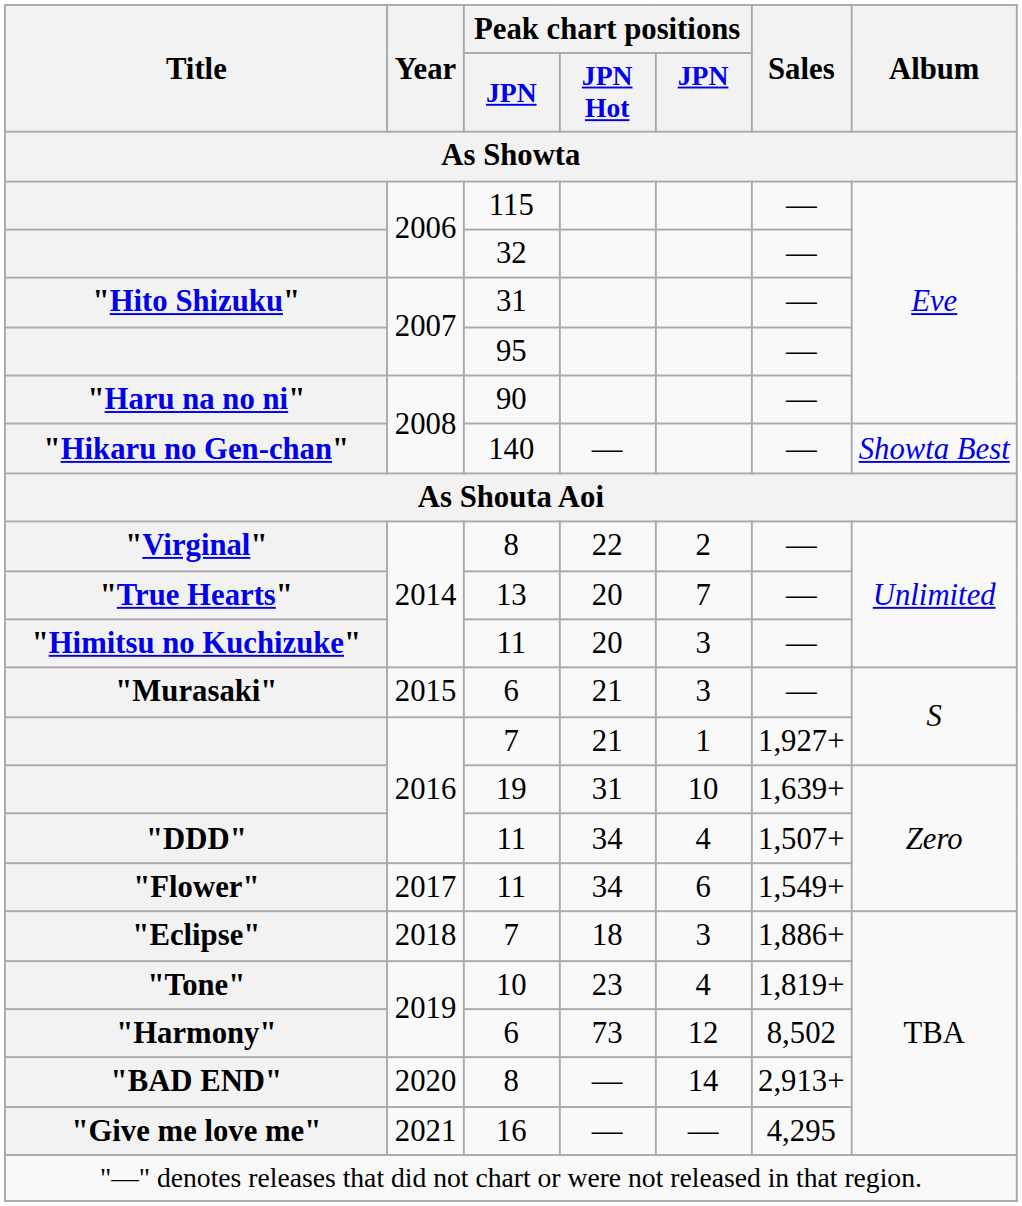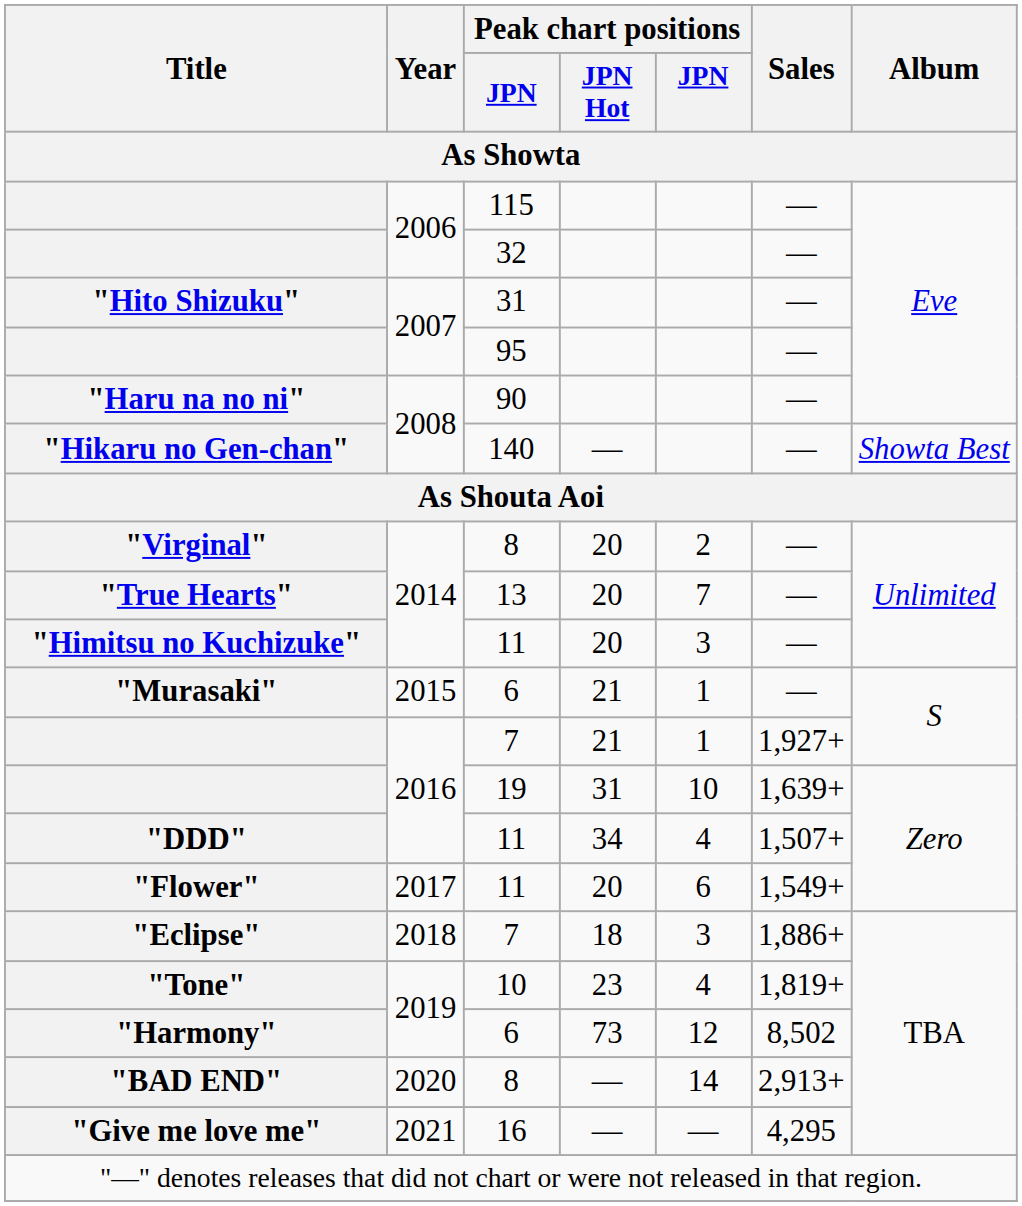(607, 545) 22 -> (607, 545) 20
(703, 691) 3 -> (703, 691) 1
(607, 886) 34 -> (607, 886) 20
